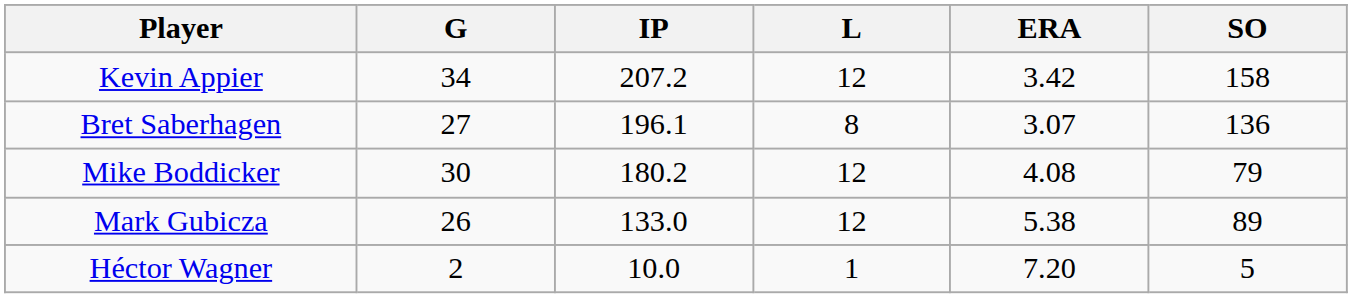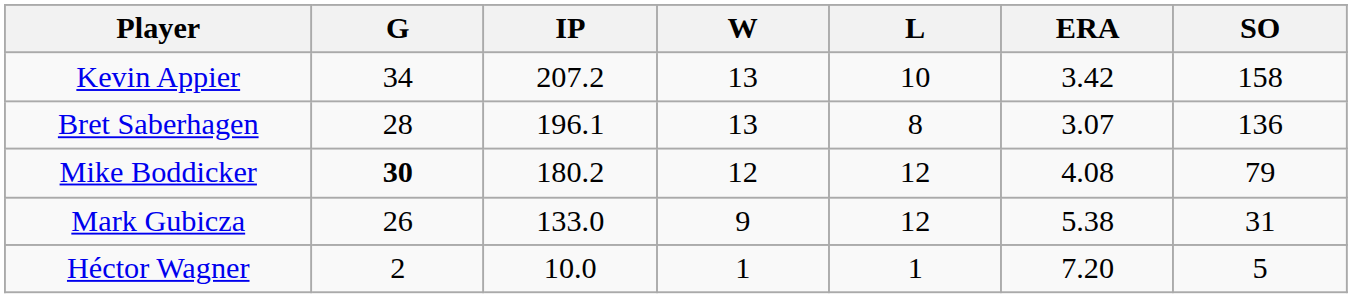+ column: (743, 28)
(852, 76) 12 -> (915, 76) 10
(456, 124) 27 -> (398, 124) 28
(456, 172) normal -> (398, 172) bold
(1247, 220) 89 -> (1260, 220) 31
